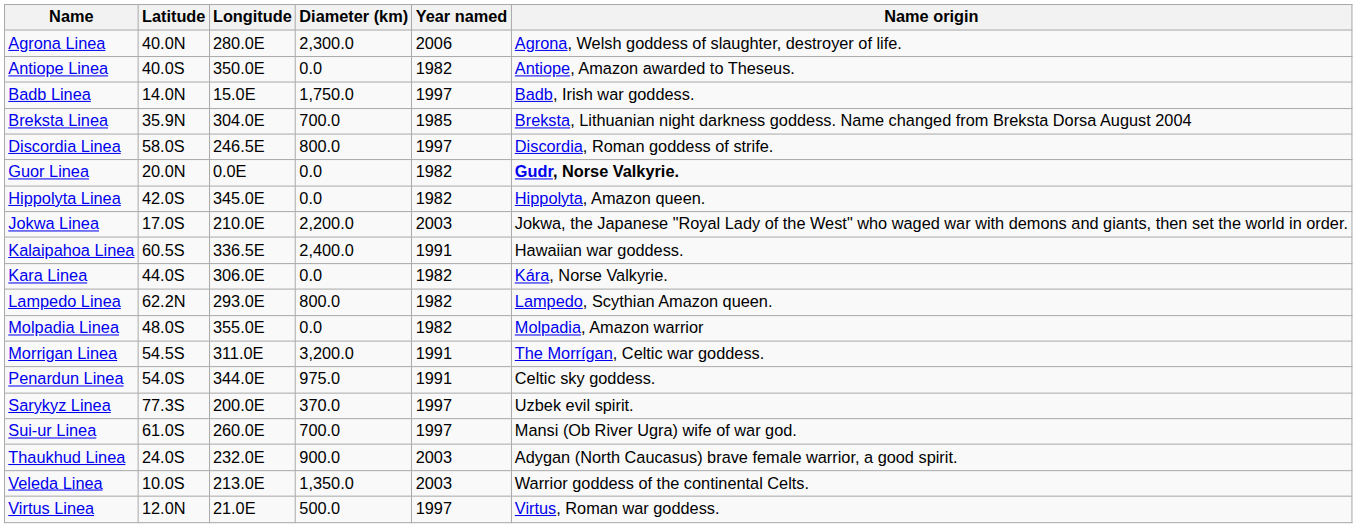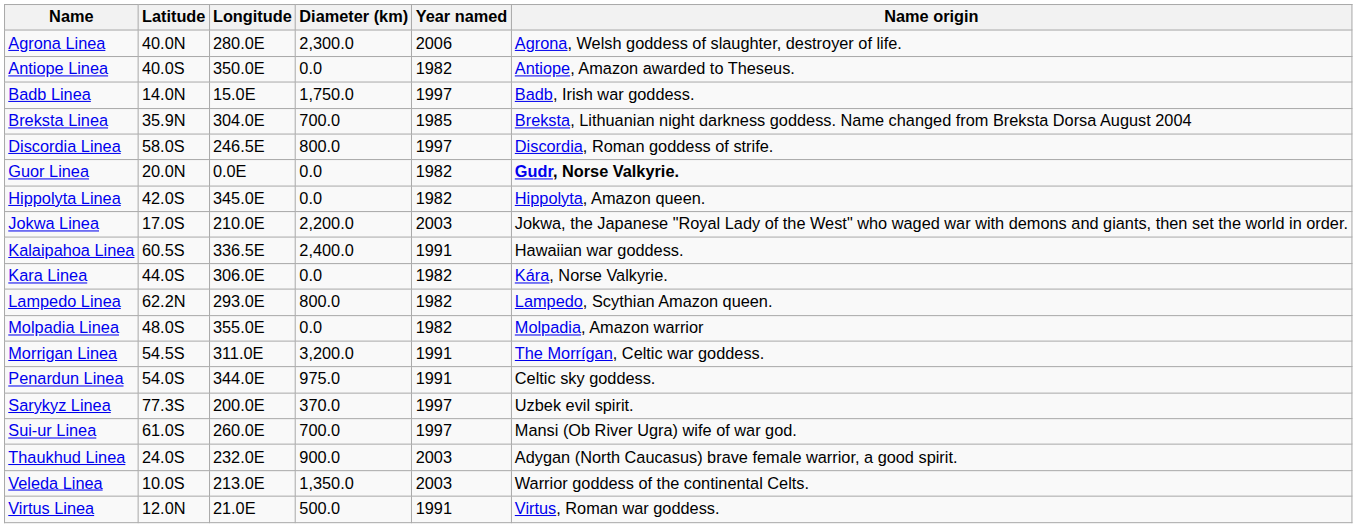(434, 509) 1997 -> (434, 509) 1991
